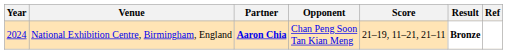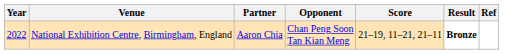(17, 35) 2024 -> (17, 35) 2022
(262, 35) bold -> (260, 35) normal
